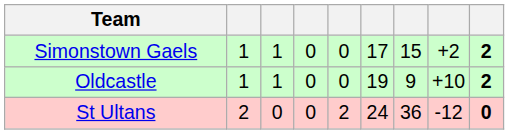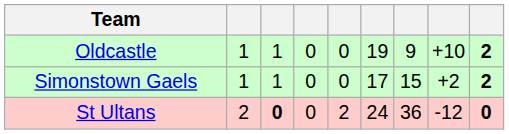rows swapped: (116, 81) <-> (116, 50)
(277, 112) normal -> (277, 112) bold
